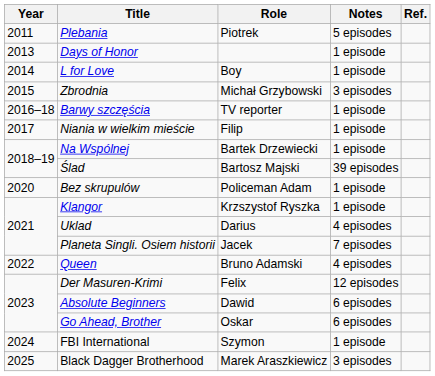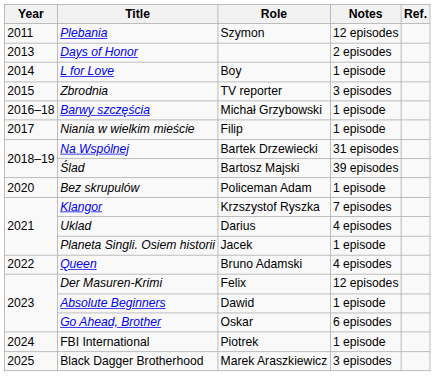(239, 33) Piotrek -> (242, 33) Szymon
(362, 33) 5 episodes -> (366, 33) 12 episodes
(359, 52) 1 episode -> (362, 52) 2 episodes
(271, 91) Michał Grzybowski -> (251, 91) TV reporter
(251, 110) TV reporter -> (271, 110) Michał Grzybowski
(359, 149) 1 episode -> (366, 149) 31 episodes
(359, 206) 1 episode -> (362, 206) 7 episodes
(362, 245) 7 episodes -> (359, 245) 1 episode
(362, 303) 6 episodes -> (359, 303) 1 episode
(242, 341) Szymon -> (239, 341) Piotrek
